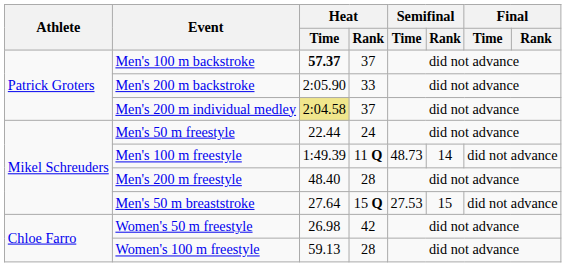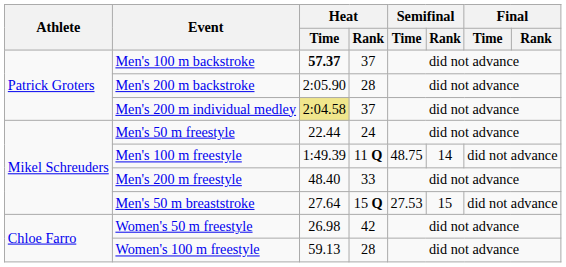(368, 85) 33 -> (368, 85) 28
(407, 156) 48.73 -> (407, 156) 48.75
(368, 179) 28 -> (368, 179) 33
